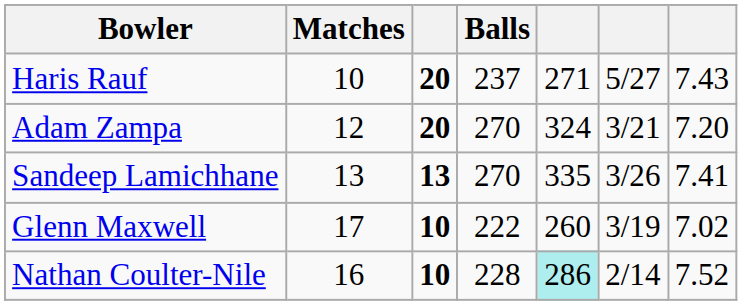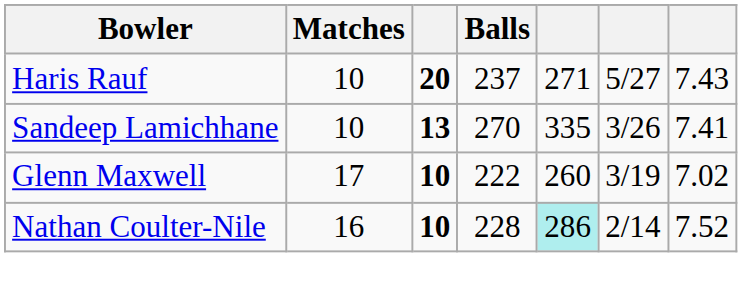- row: (97, 127)
(349, 176) 13 -> (349, 127) 10
